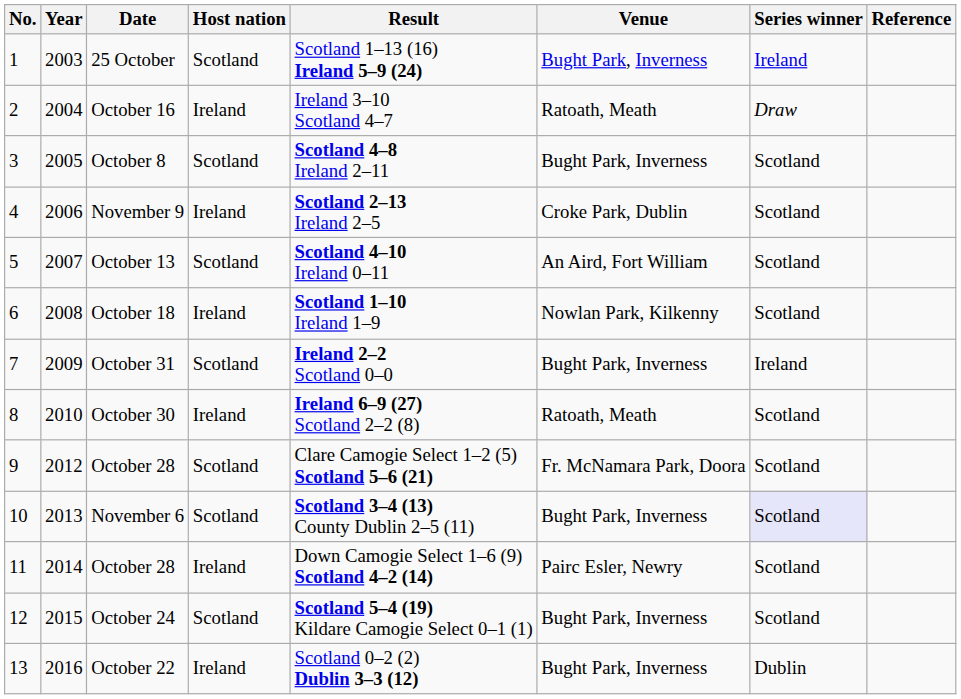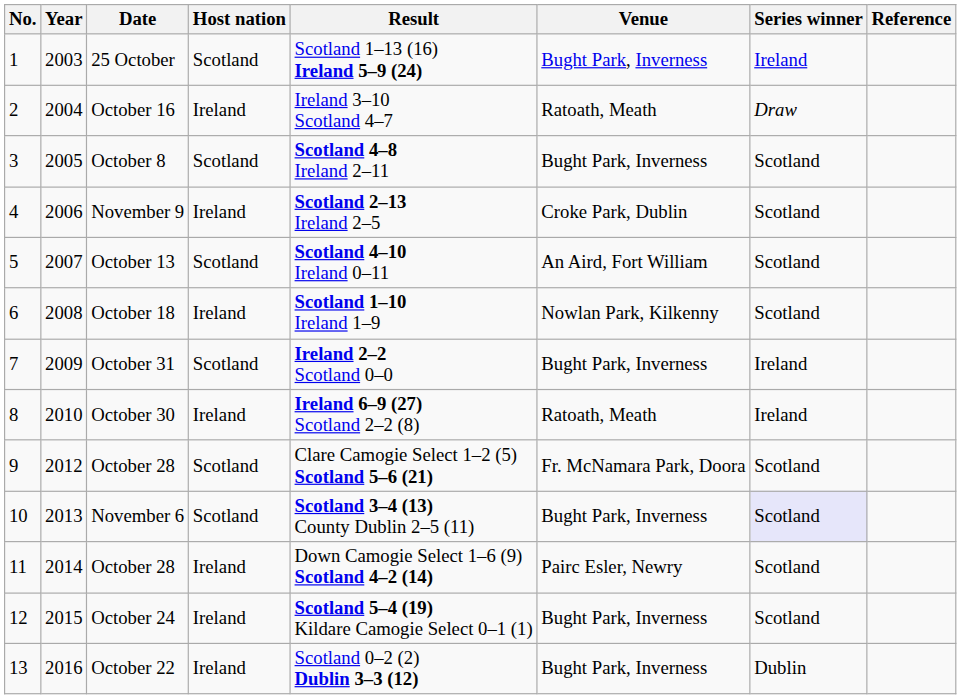(787, 414) Scotland -> (781, 414) Ireland
(226, 617) Scotland -> (219, 617) Ireland
